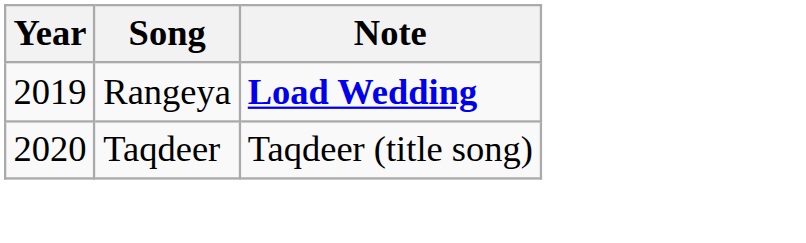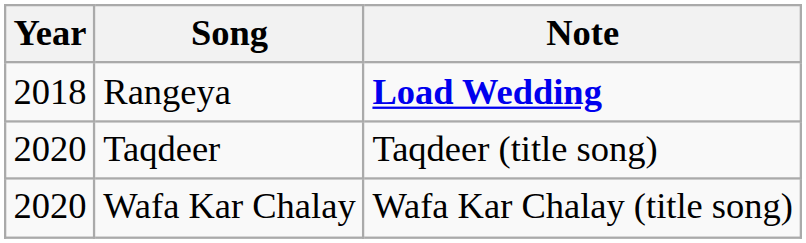(50, 91) 2019 -> (50, 91) 2018
+ row: (229, 206)
